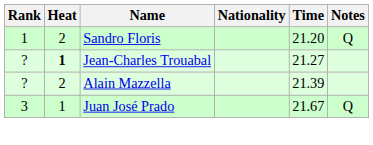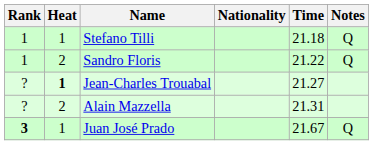+ row: (119, 38)
(308, 38) 21.20 -> (308, 60) 21.22
(308, 83) 21.39 -> (308, 106) 21.31
(24, 106) normal -> (24, 128) bold
